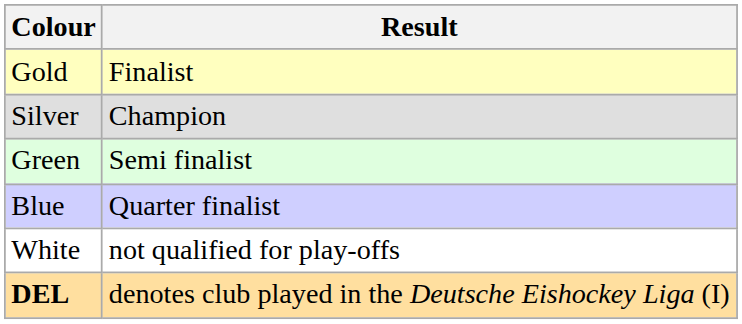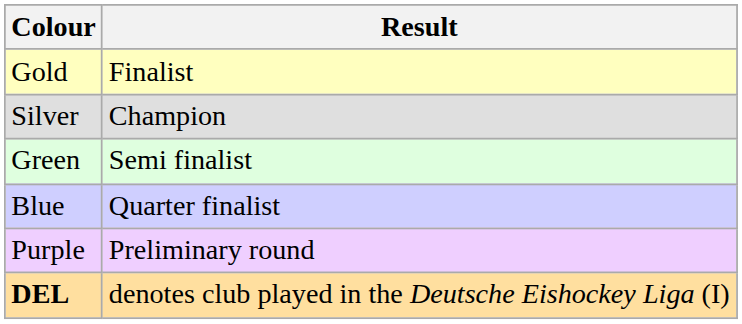+ row: (48, 250)
- row: (46, 250)
